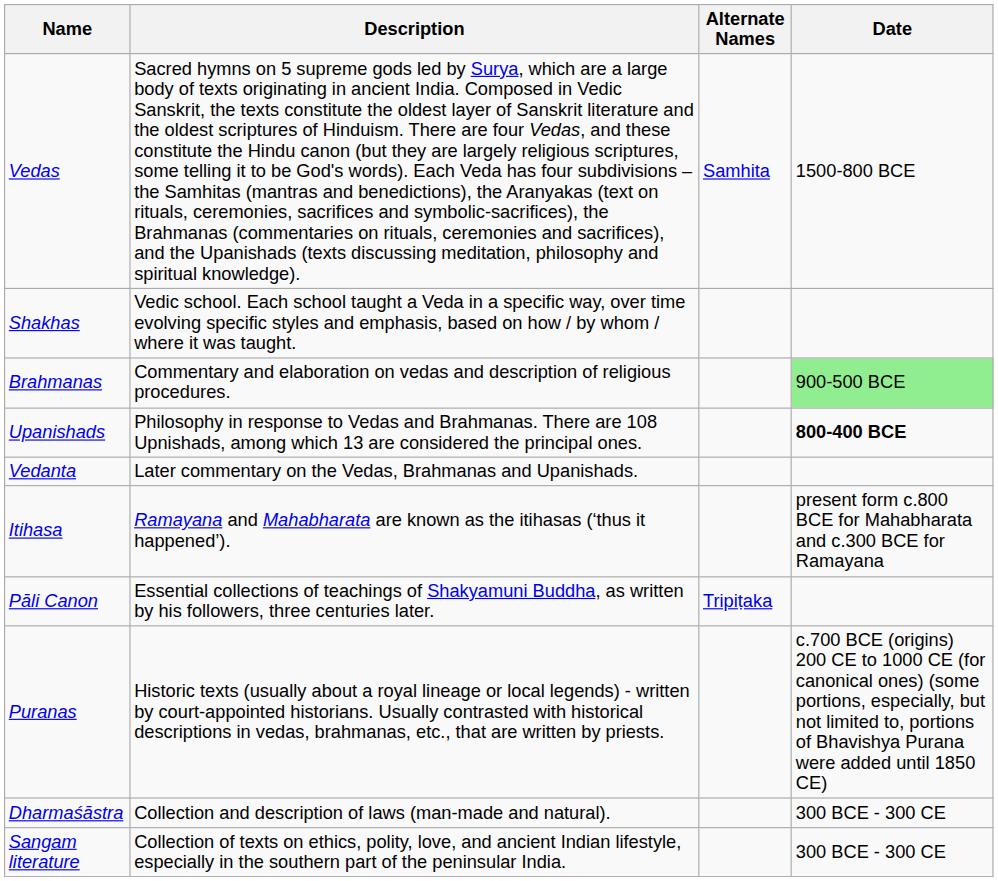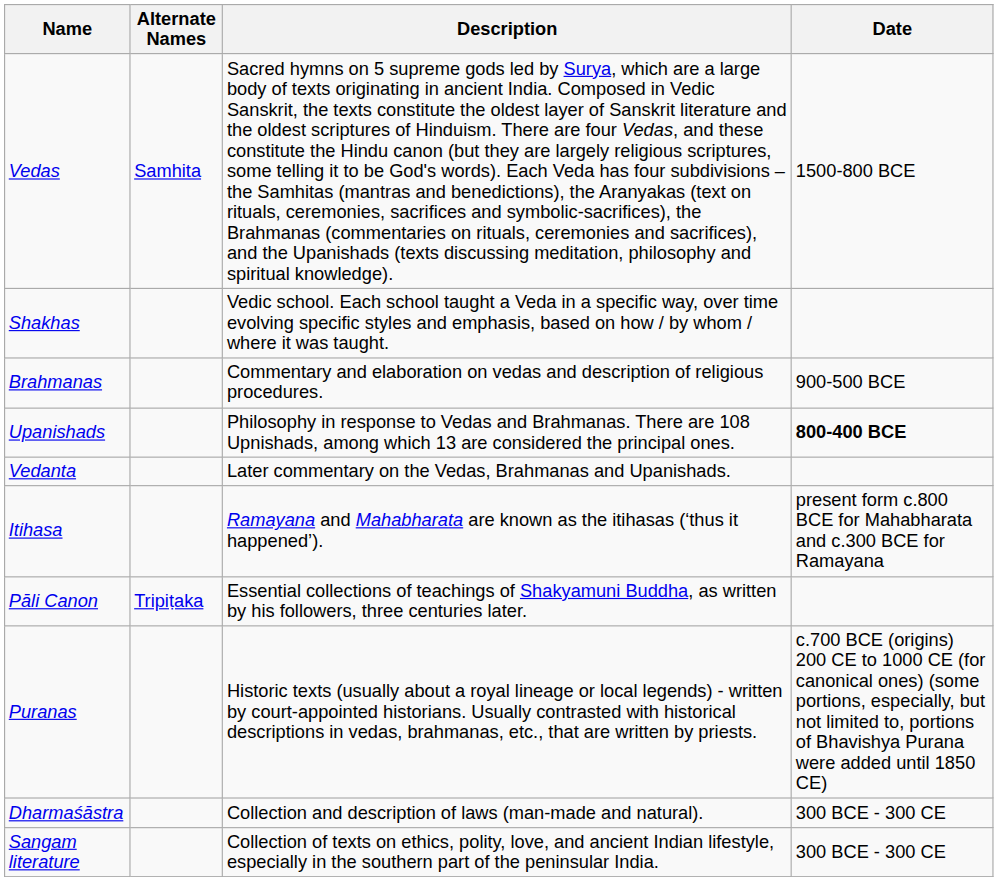columns swapped: (414, 29) <-> (745, 29)
(851, 382) lightgreen background -> (851, 382) no background
